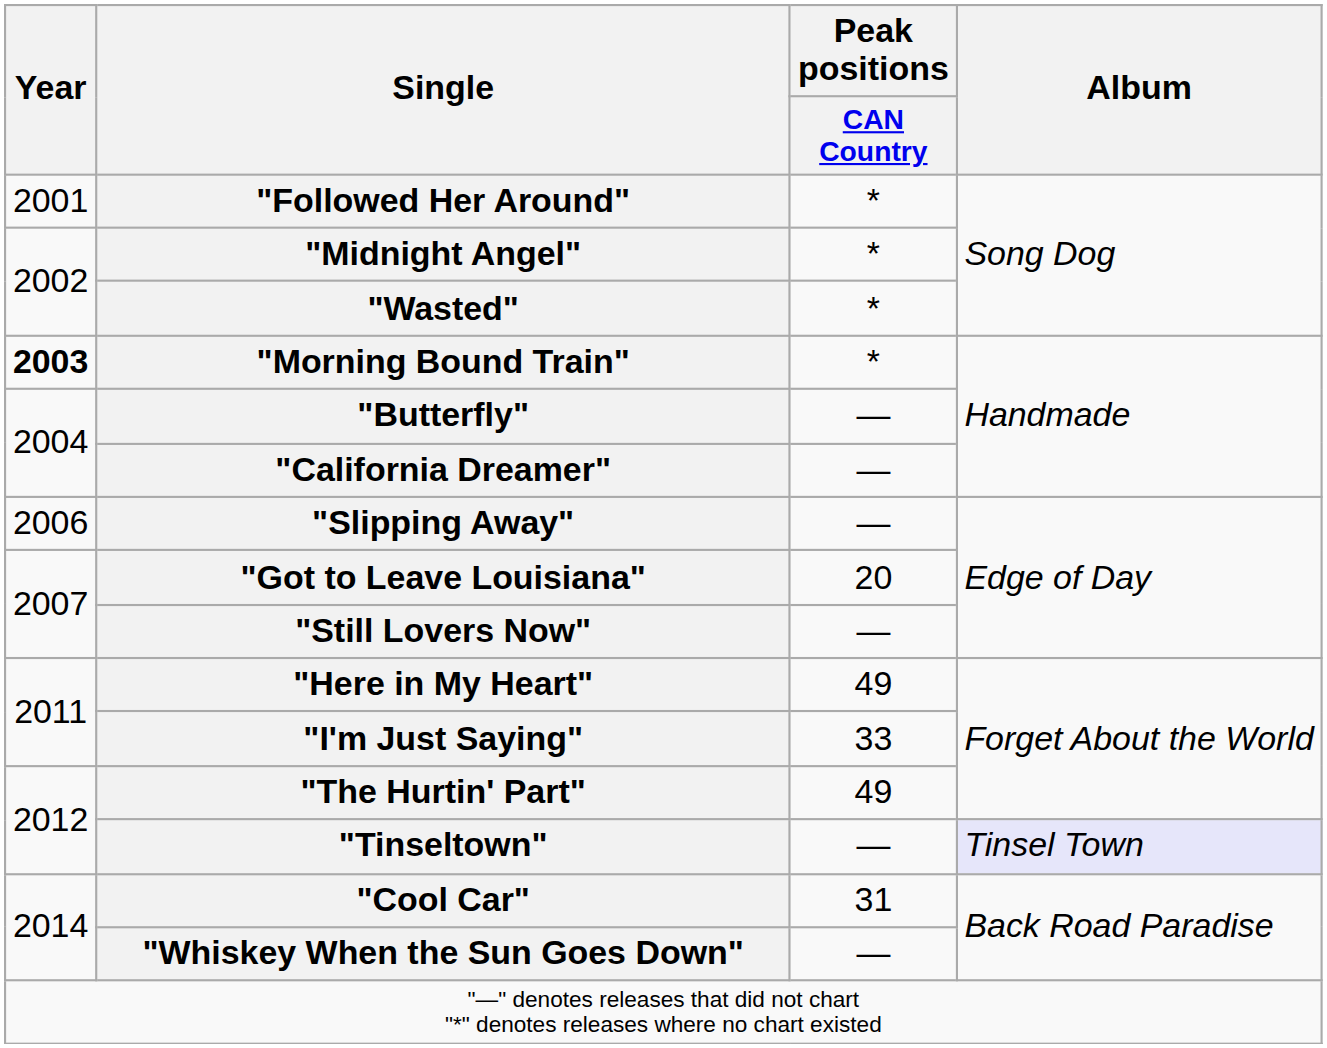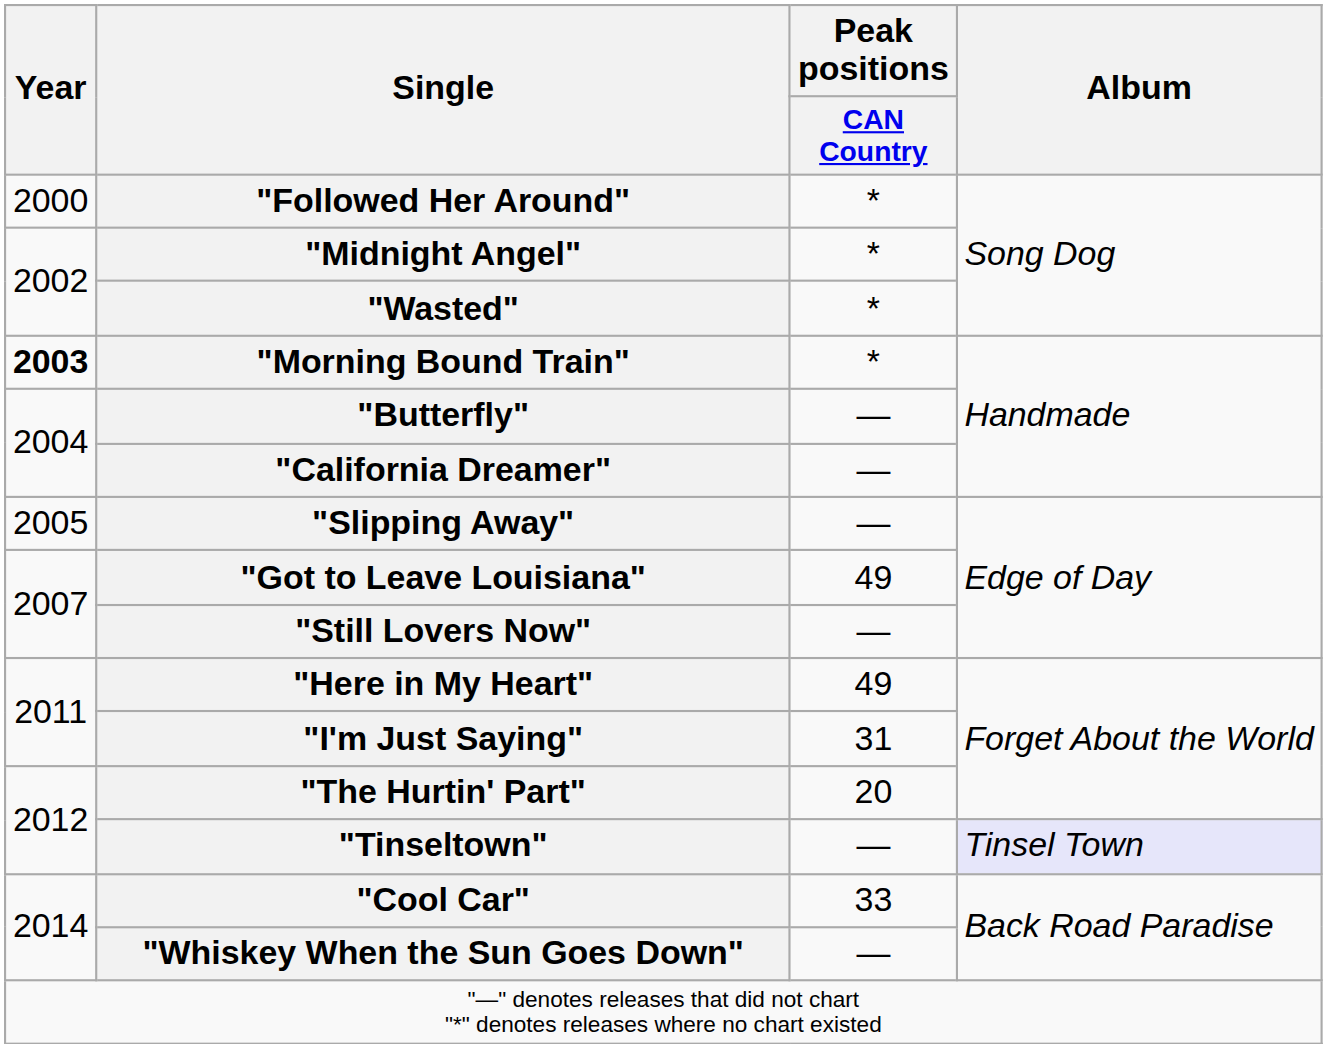(51, 200) 2001 -> (51, 200) 2000
(51, 523) 2006 -> (51, 523) 2005
(873, 576) 20 -> (873, 576) 49
(873, 738) 33 -> (873, 738) 31
(873, 792) 49 -> (873, 792) 20
(873, 899) 31 -> (873, 899) 33
